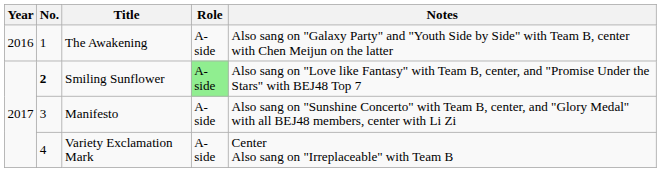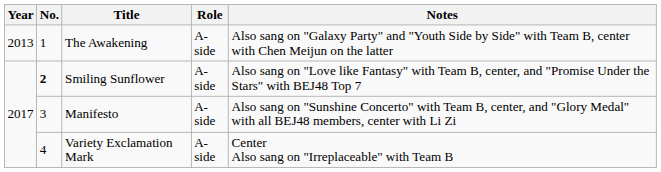(21, 43) 2016 -> (21, 43) 2013
(205, 78) lightgreen background -> (205, 78) no background
